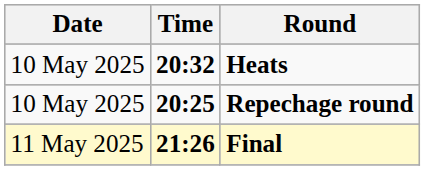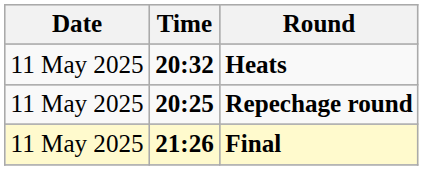(78, 64) 10 May 2025 -> (77, 64) 11 May 2025
(78, 104) 10 May 2025 -> (77, 104) 11 May 2025
